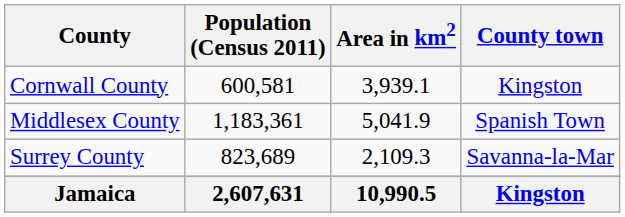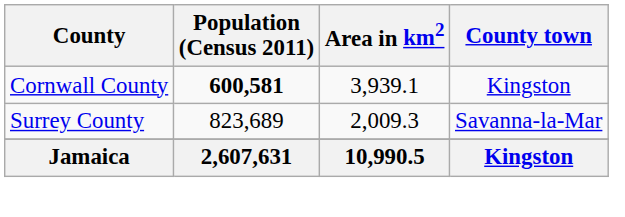(258, 84) normal -> (246, 84) bold
- row: (95, 120)
(396, 157) 2,109.3 -> (385, 120) 2,009.3
